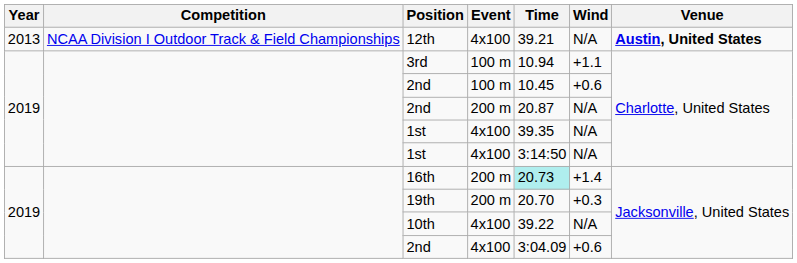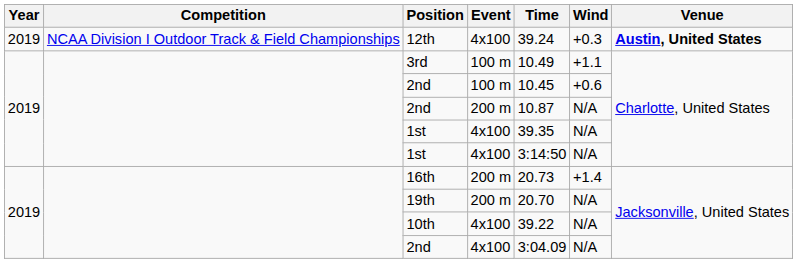(24, 39) 2013 -> (24, 39) 2019
(536, 39) 39.21 -> (536, 39) 39.24
(585, 39) N/A -> (587, 39) +0.3
(536, 62) 10.94 -> (536, 62) 10.49
(536, 108) 20.87 -> (536, 108) 10.87
(536, 177) paleturquoise background -> (536, 177) no background
(587, 200) +0.3 -> (585, 200) N/A
(587, 246) +0.6 -> (585, 246) N/A
